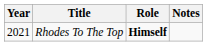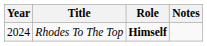(19, 31) 2021 -> (19, 31) 2024
